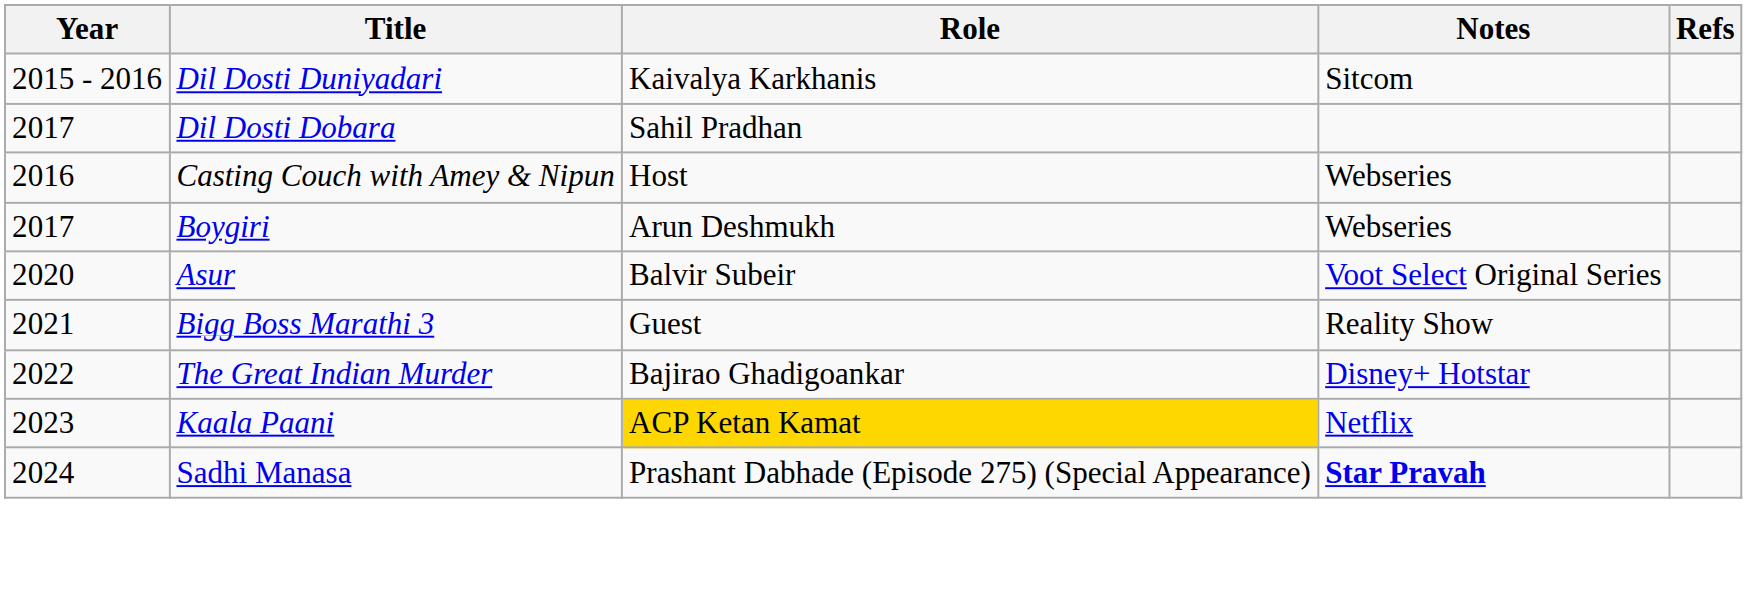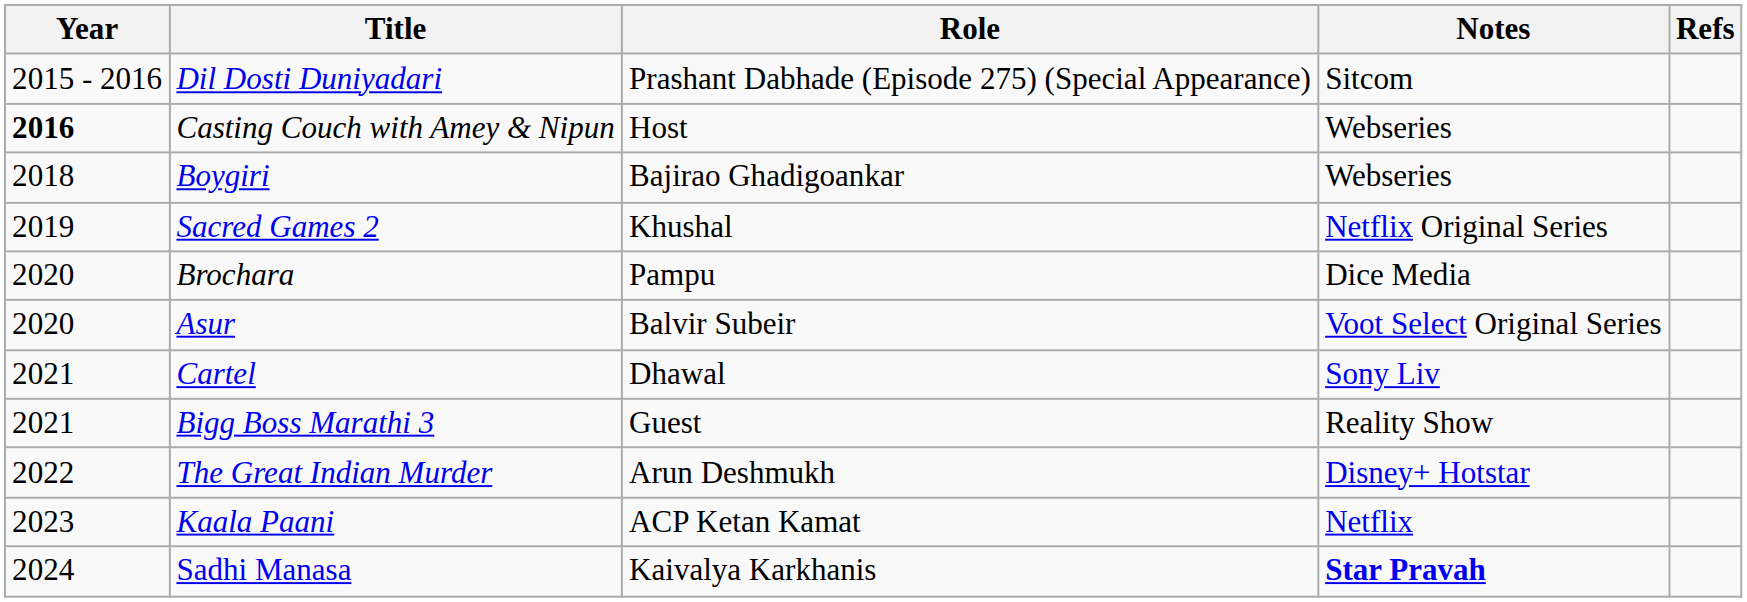(753, 78) Kaivalya Karkhanis -> (970, 78) Prashant Dabhade (Episode 275) (Special Appearance)
- row: (286, 127)
(43, 176) normal -> (43, 127) bold
(43, 226) 2017 -> (43, 176) 2018
(732, 226) Arun Deshmukh -> (767, 176) Bajirao Ghadigoankar
+ row: (278, 226)
+ row: (235, 275)
+ row: (216, 373)
(767, 373) Bajirao Ghadigoankar -> (732, 472) Arun Deshmukh
(745, 422) gold background -> (745, 521) no background
(970, 472) Prashant Dabhade (Episode 275) (Special Appearance) -> (753, 570) Kaivalya Karkhanis
